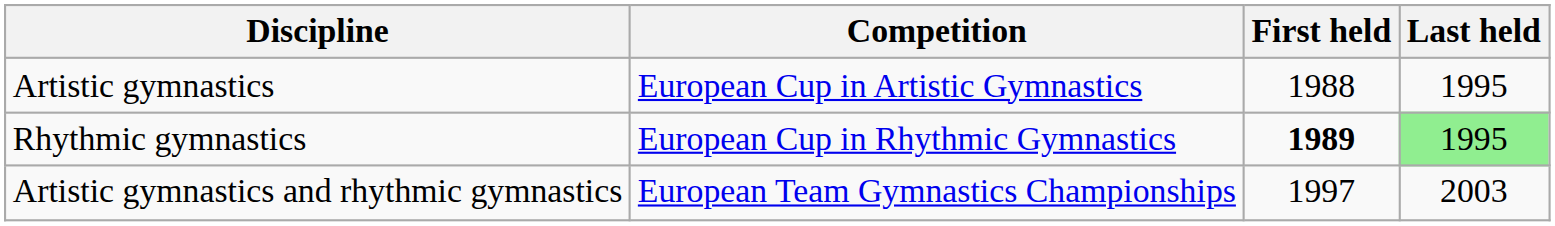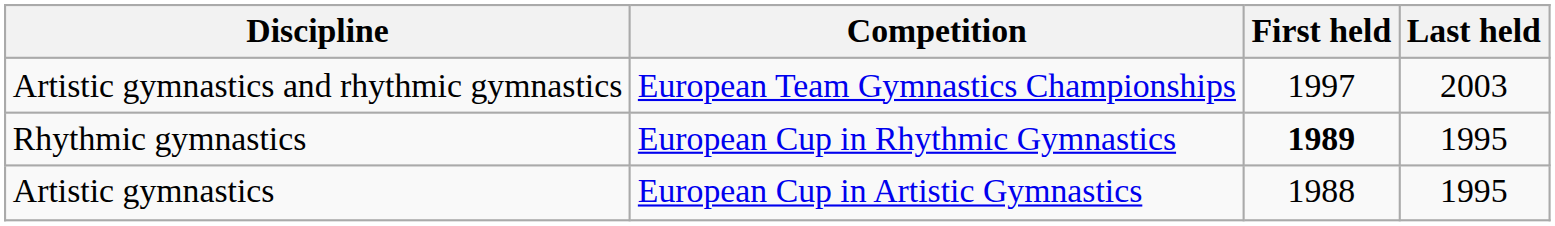rows swapped: (144, 84) <-> (318, 191)
(1474, 138) lightgreen background -> (1474, 138) no background
